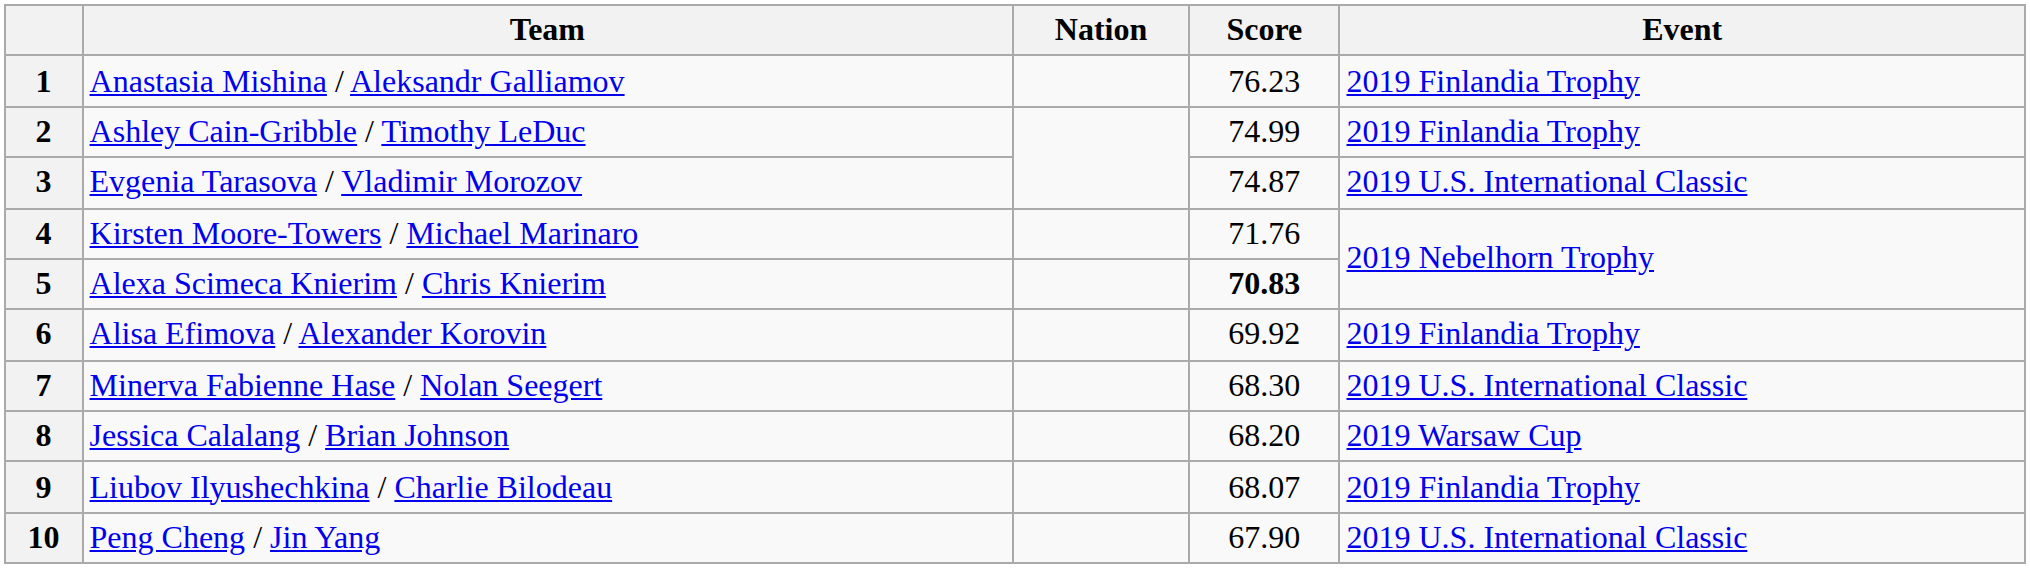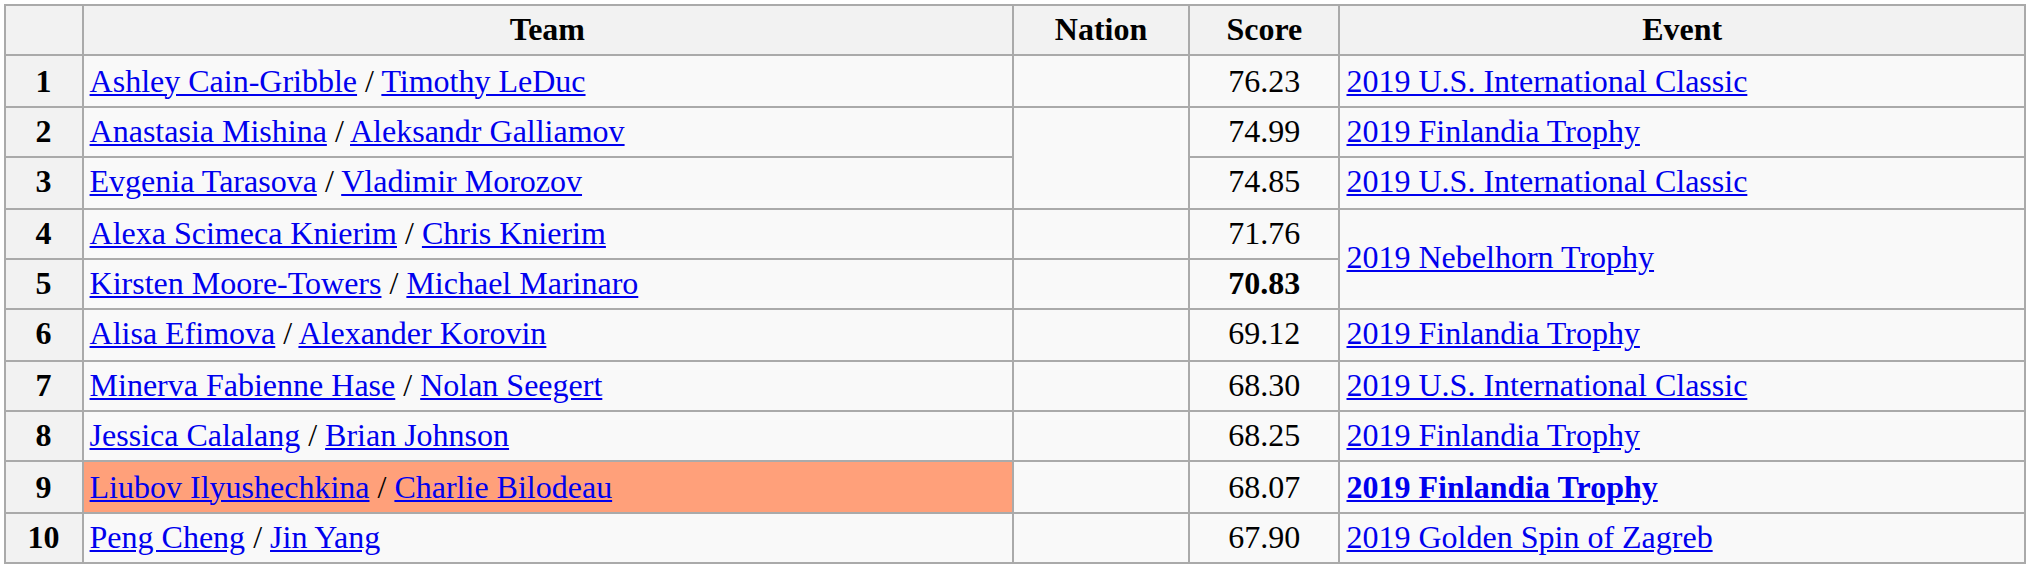(357, 80) Anastasia Mishina / Aleksandr Galliamov -> (338, 80) Ashley Cain-Gribble / Timothy LeDuc
(1493, 80) 2019 Finlandia Trophy -> (1547, 80) 2019 U.S. International Classic
(338, 131) Ashley Cain-Gribble / Timothy LeDuc -> (357, 131) Anastasia Mishina / Aleksandr Galliamov
(1264, 182) 74.87 -> (1264, 182) 74.85
(364, 232) Kirsten Moore-Towers / Michael Marinaro -> (348, 232) Alexa Scimeca Knierim / Chris Knierim
(348, 283) Alexa Scimeca Knierim / Chris Knierim -> (364, 283) Kirsten Moore-Towers / Michael Marinaro
(1264, 334) 69.92 -> (1264, 334) 69.12
(1264, 435) 68.20 -> (1264, 435) 68.25
(1464, 435) 2019 Warsaw Cup -> (1493, 435) 2019 Finlandia Trophy
(351, 486) no background -> (351, 486) lightsalmon background
(1493, 486) normal -> (1502, 486) bold
(1547, 537) 2019 U.S. International Classic -> (1530, 537) 2019 Golden Spin of Zagreb
